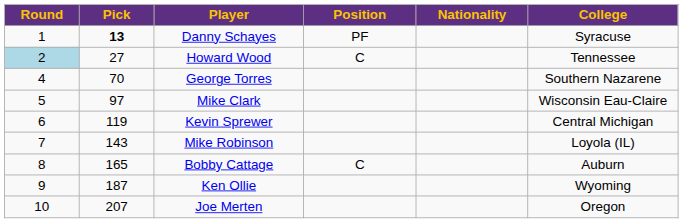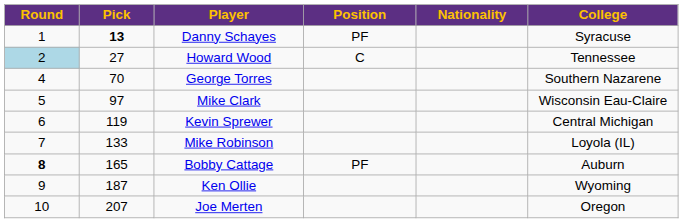(117, 143) 143 -> (117, 143) 133
(42, 164) normal -> (42, 164) bold
(360, 164) C -> (360, 164) PF
